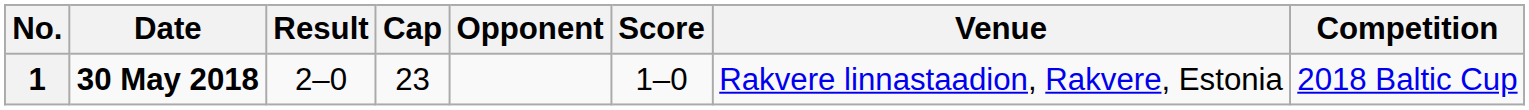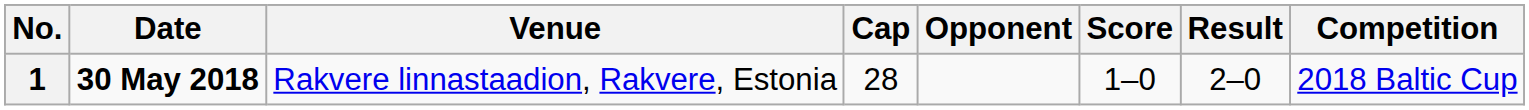columns swapped: (1001, 29) <-> (321, 29)
(413, 78) 23 -> (881, 78) 28
